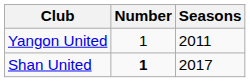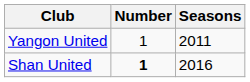(196, 64) 2017 -> (196, 64) 2016
